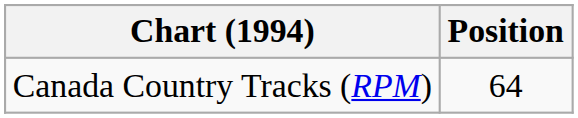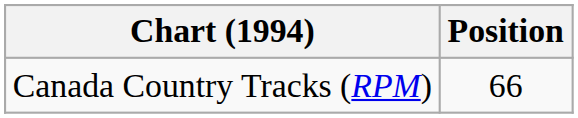(506, 84) 64 -> (506, 84) 66
